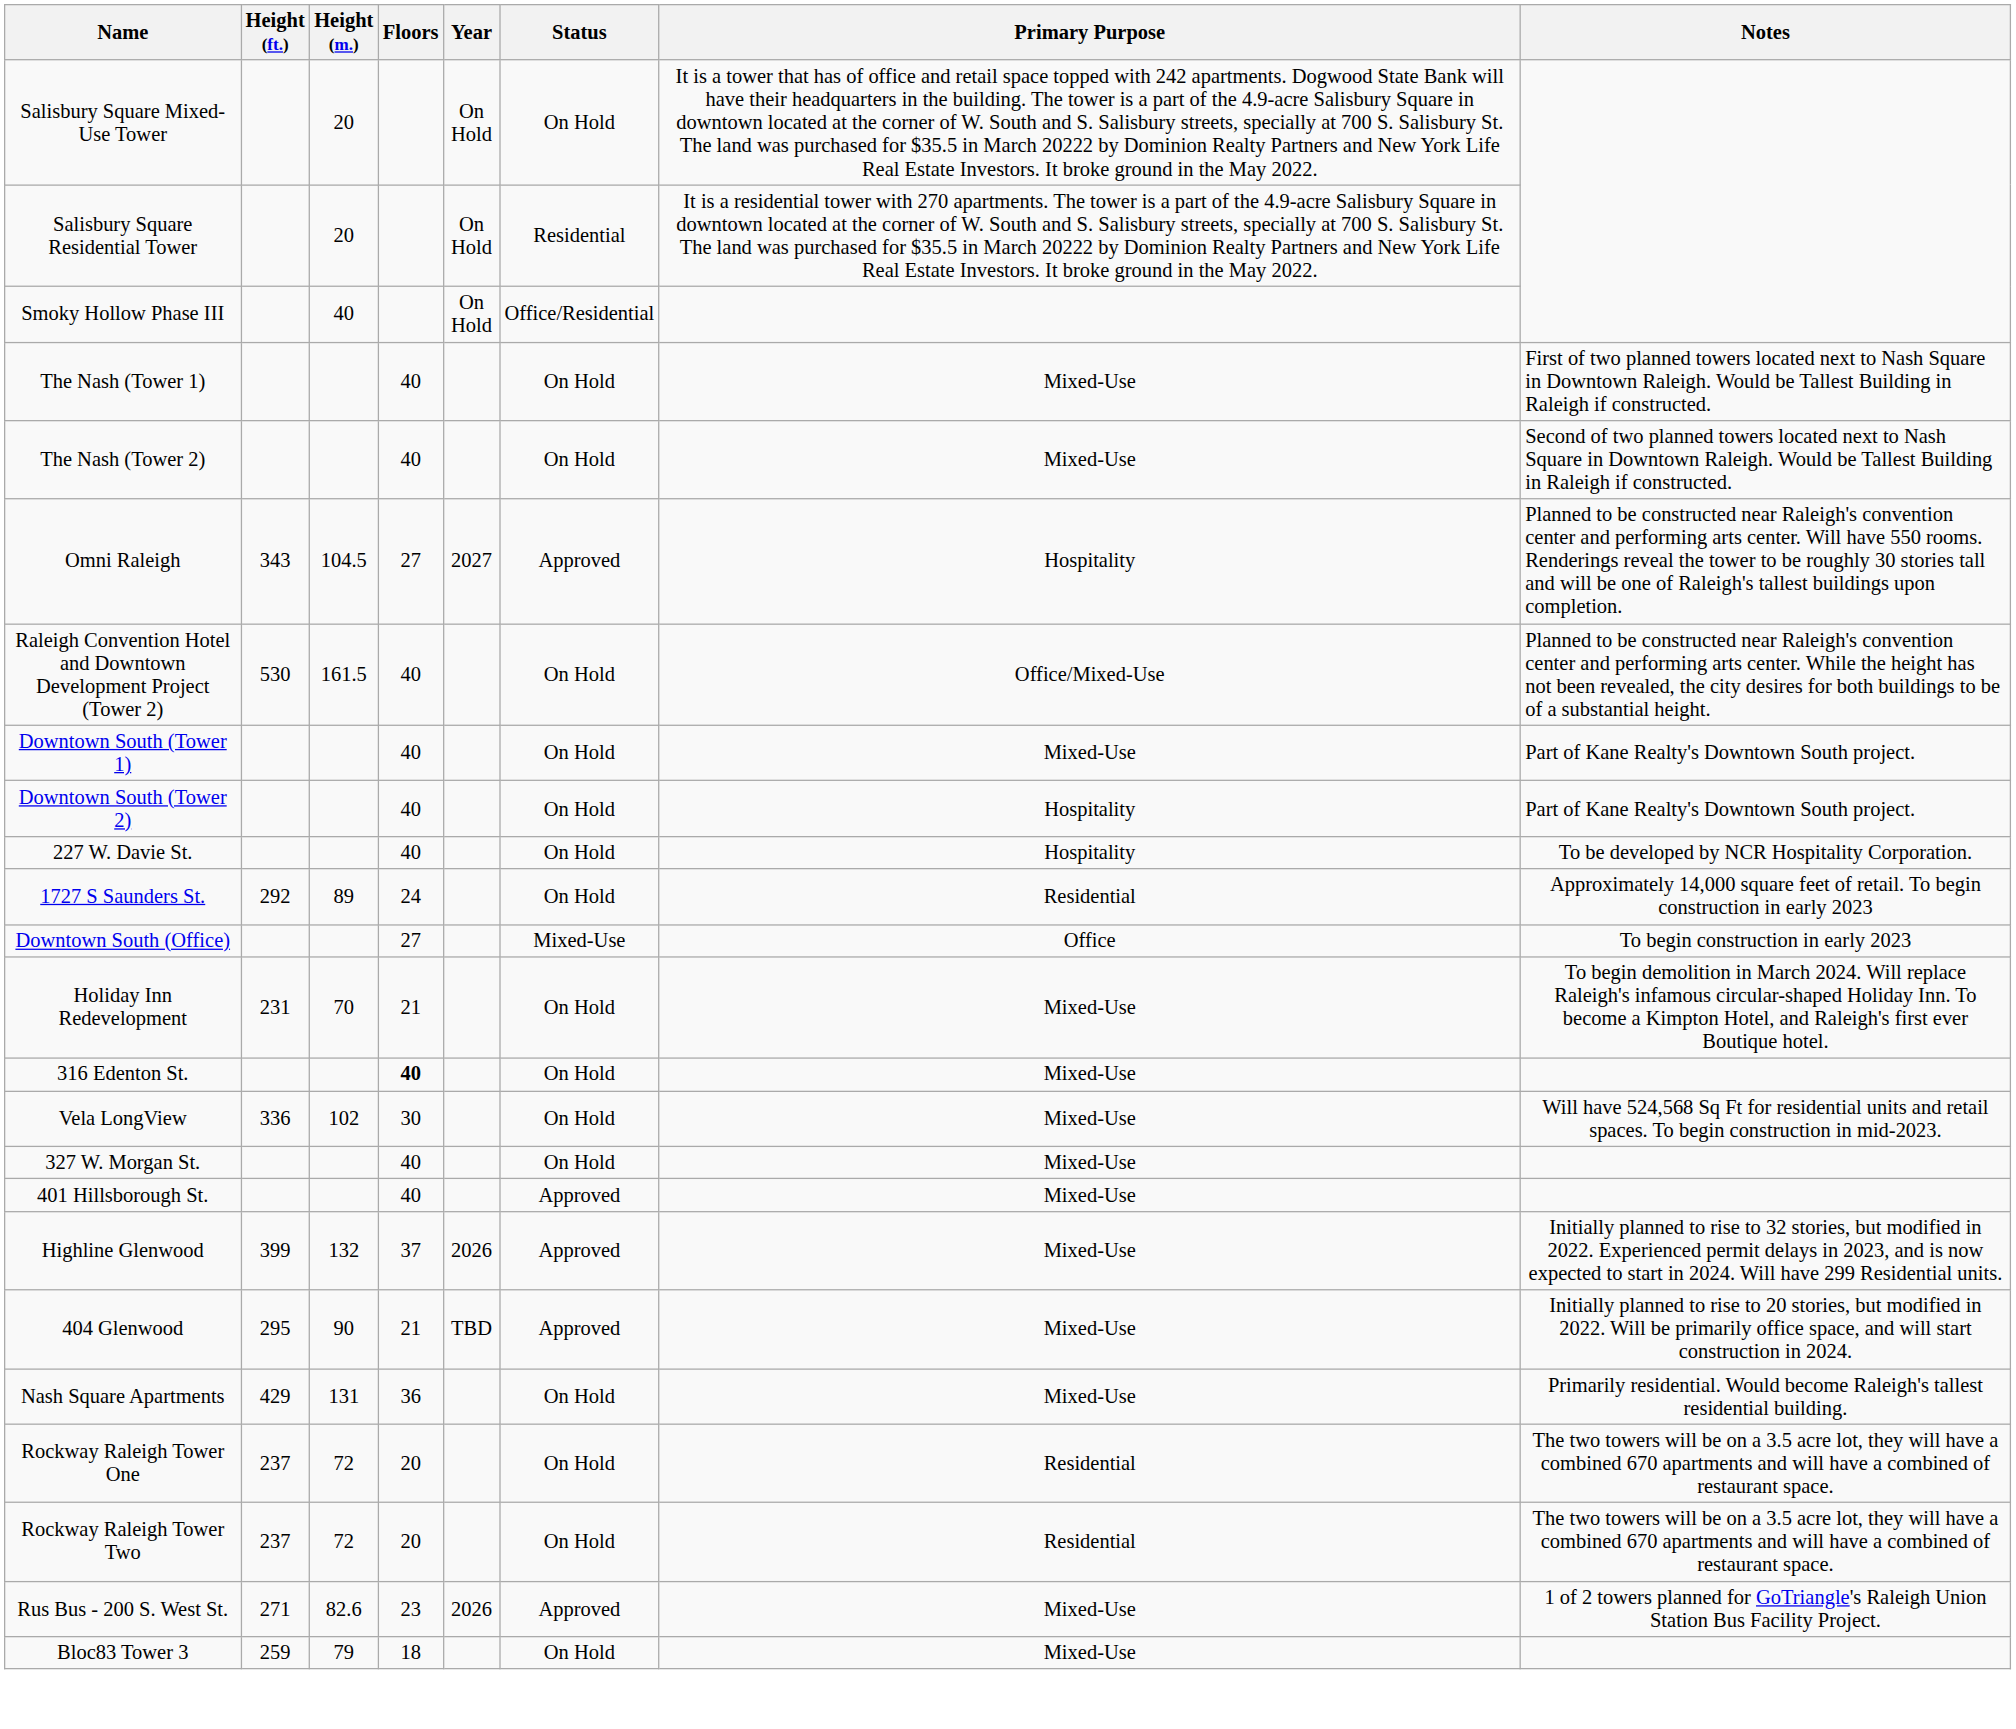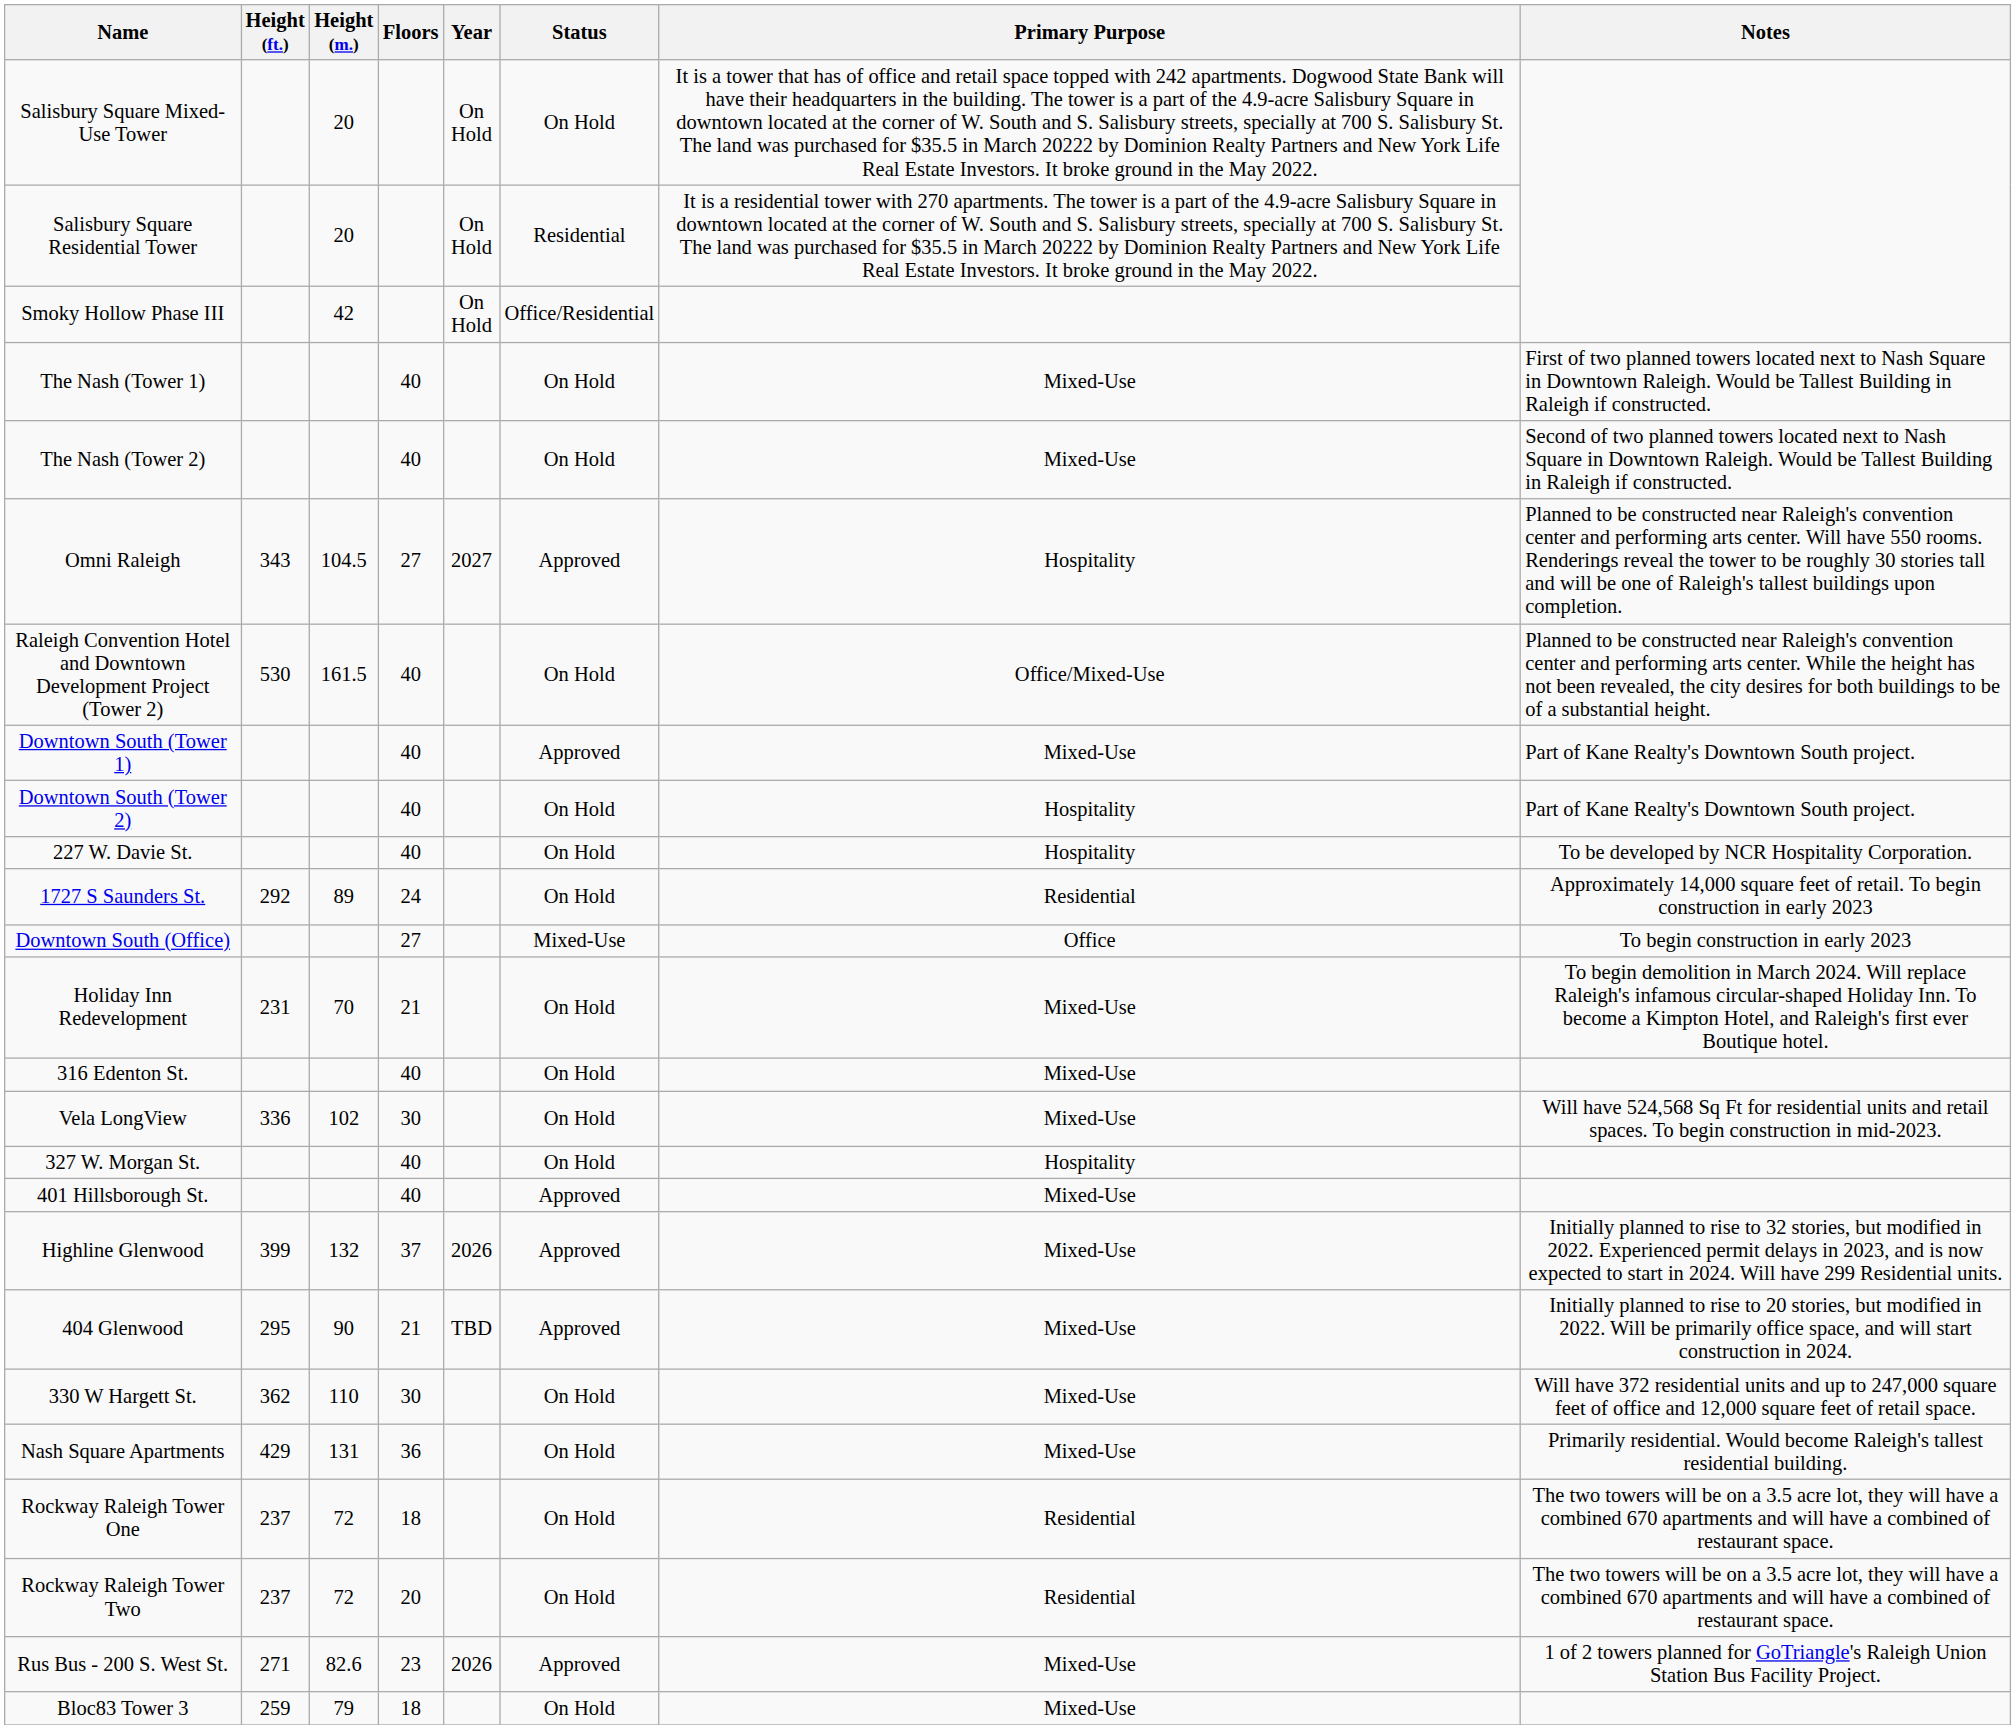(344, 314) 40 -> (344, 314) 42
(579, 752) On Hold -> (579, 752) Approved
(411, 1074) bold -> (411, 1074) normal
(1090, 1162) Mixed-Use -> (1090, 1162) Hospitality
+ row: (123, 1396)
(411, 1463) 20 -> (411, 1518) 18
